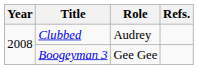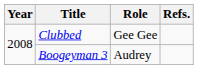(132, 34) Audrey -> (135, 34) Gee Gee
(135, 54) Gee Gee -> (132, 54) Audrey
